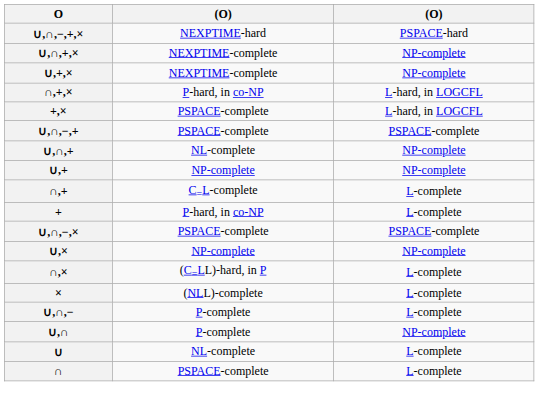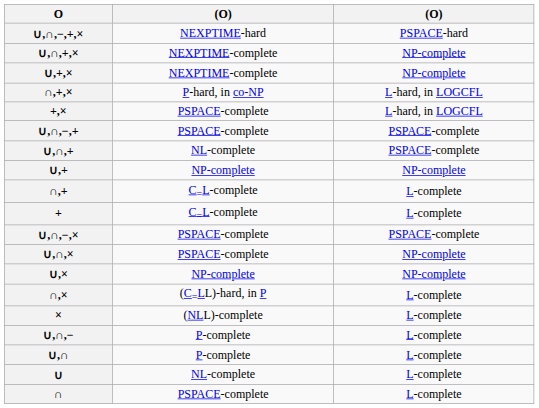(434, 150) NP-complete -> (434, 150) PSPACE-complete
(223, 211) P-hard, in co-NP -> (223, 213) C=L-complete
+ row: (58, 254)
(434, 331) NP-complete -> (434, 354) L-complete
